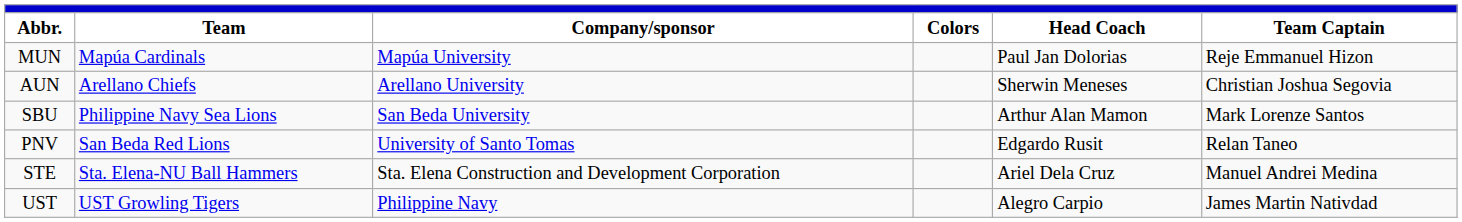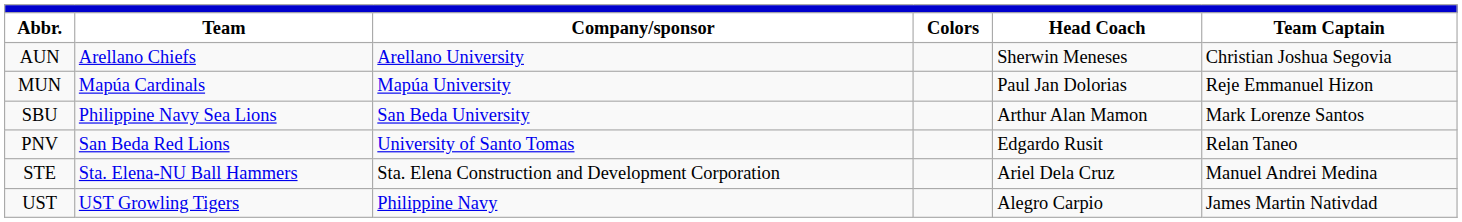rows swapped: (40, 85) <-> (40, 56)
